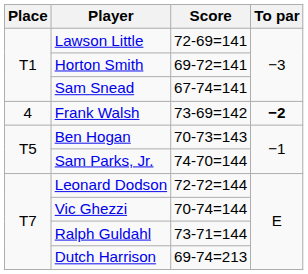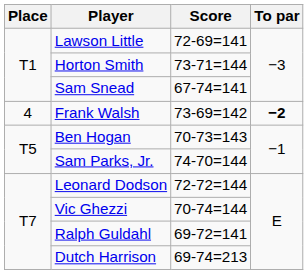(211, 64) 69-72=141 -> (211, 64) 73-71=144
(211, 233) 73-71=144 -> (211, 233) 69-72=141
